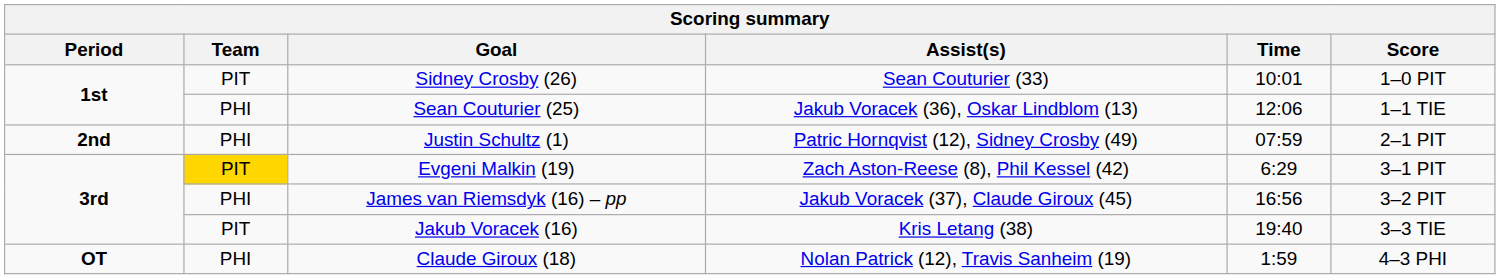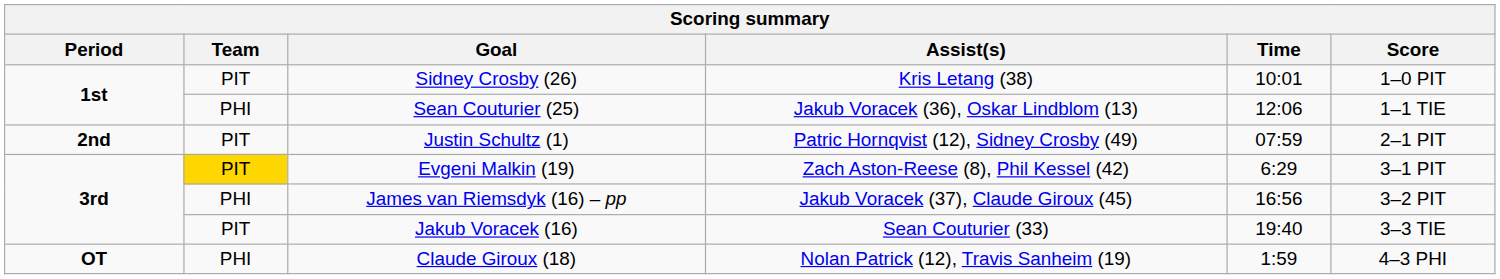(966, 79) Sean Couturier (33) -> (966, 79) Kris Letang (38)
(236, 139) PHI -> (236, 139) PIT
(966, 229) Kris Letang (38) -> (966, 229) Sean Couturier (33)
